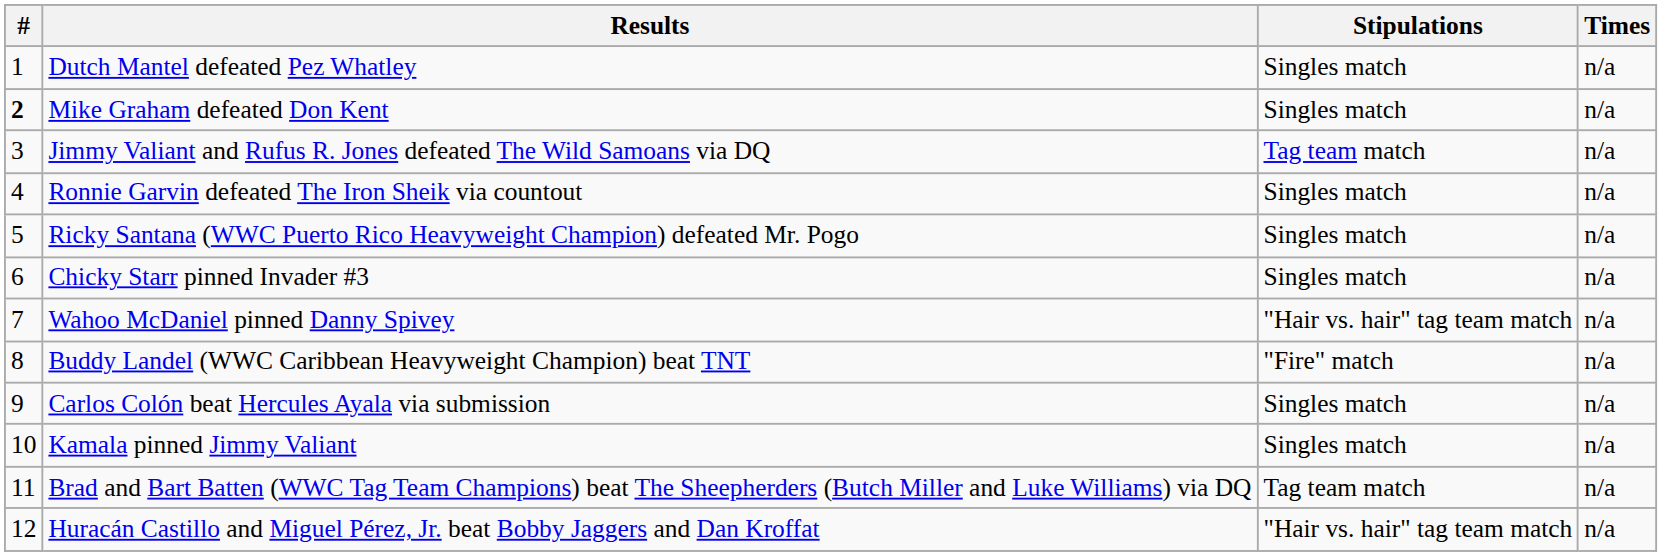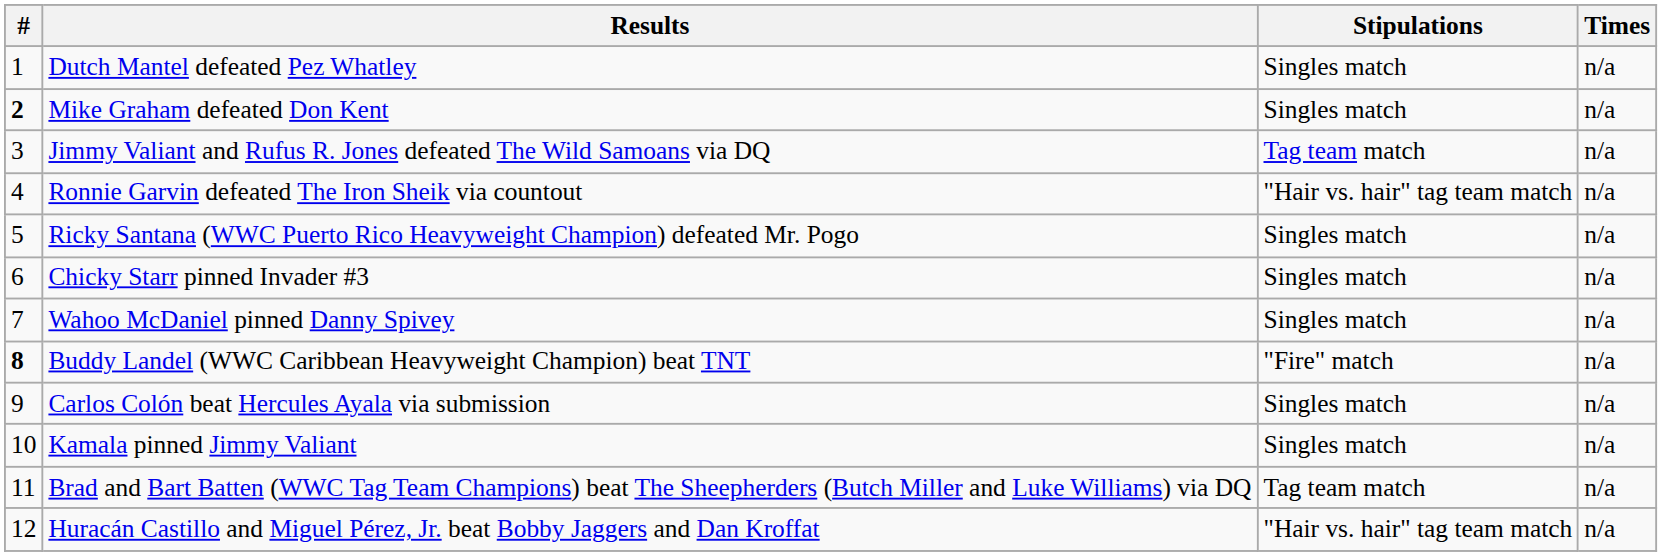(1335, 192) Singles match -> (1418, 192) "Hair vs. hair" tag team match
(1418, 318) "Hair vs. hair" tag team match -> (1335, 318) Singles match
(17, 360) normal -> (17, 360) bold
